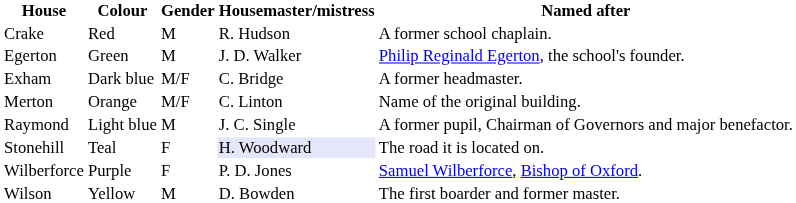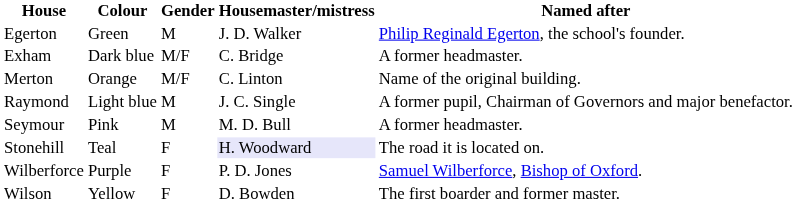- row: (24, 33)
+ row: (34, 124)
(168, 193) M -> (166, 193) F
